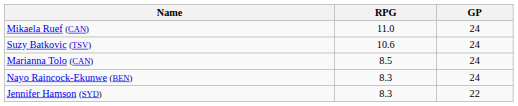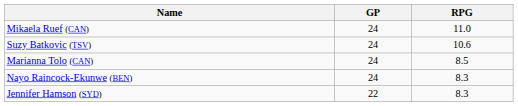columns swapped: (475, 12) <-> (386, 12)
